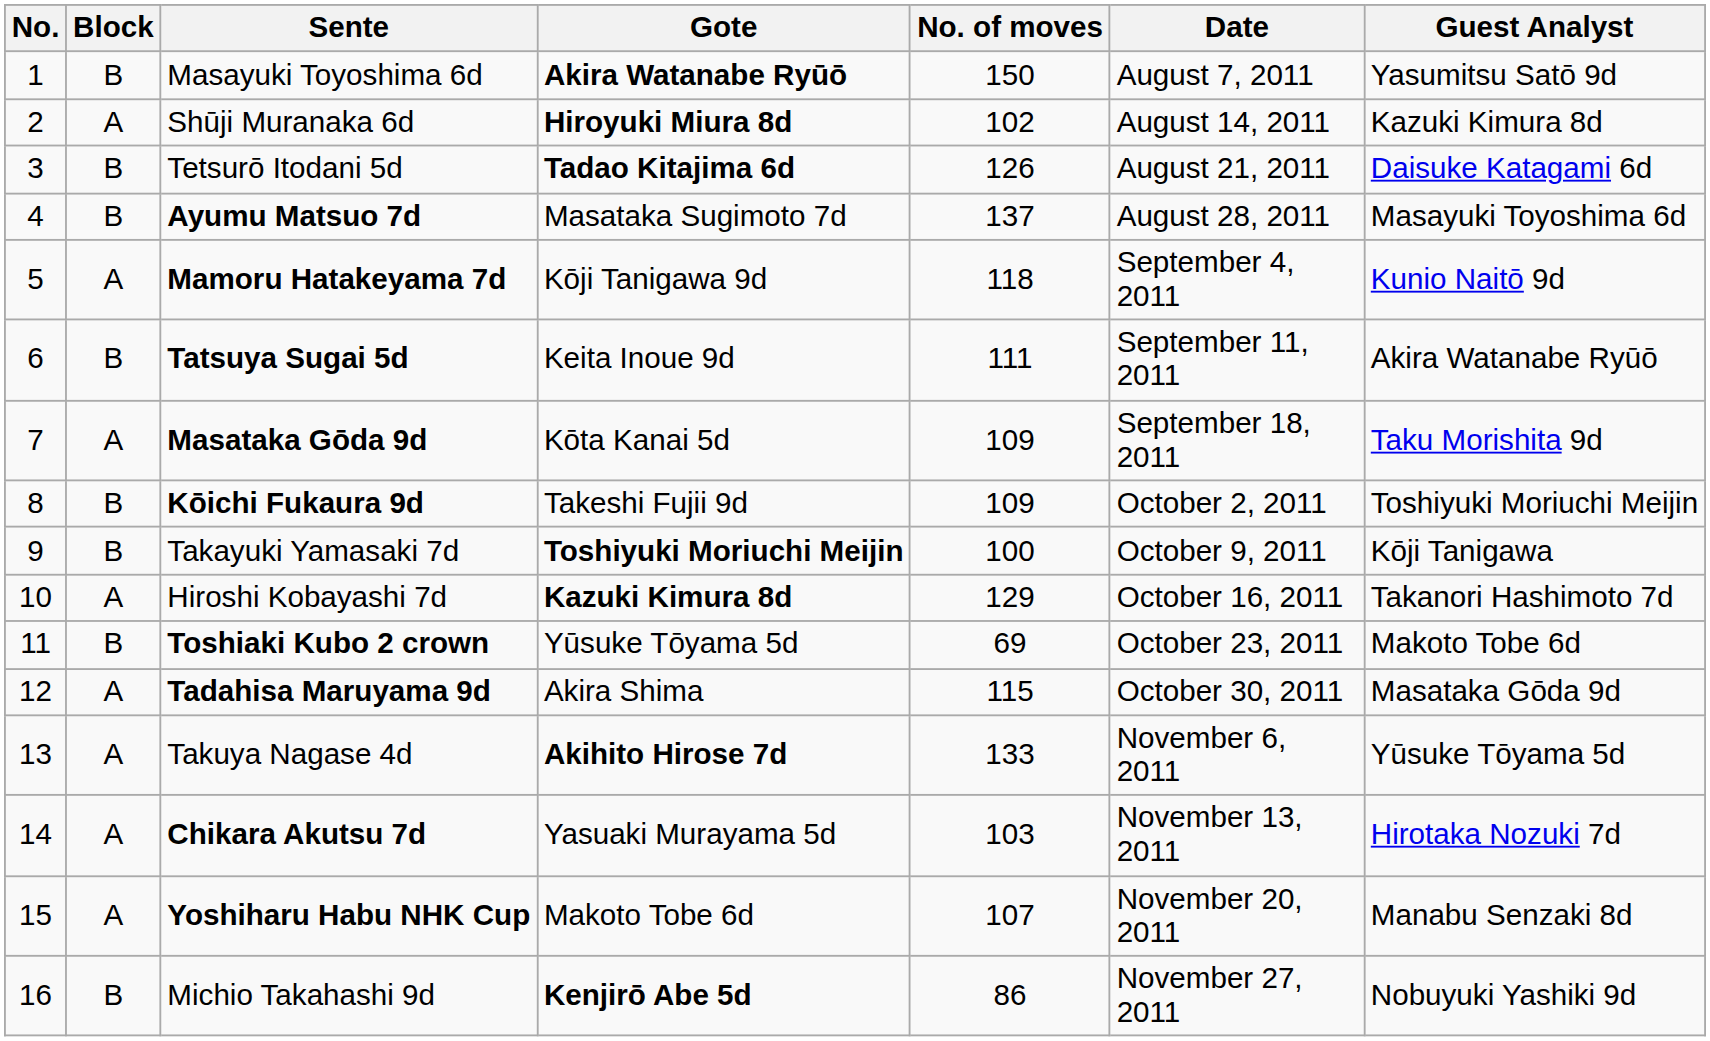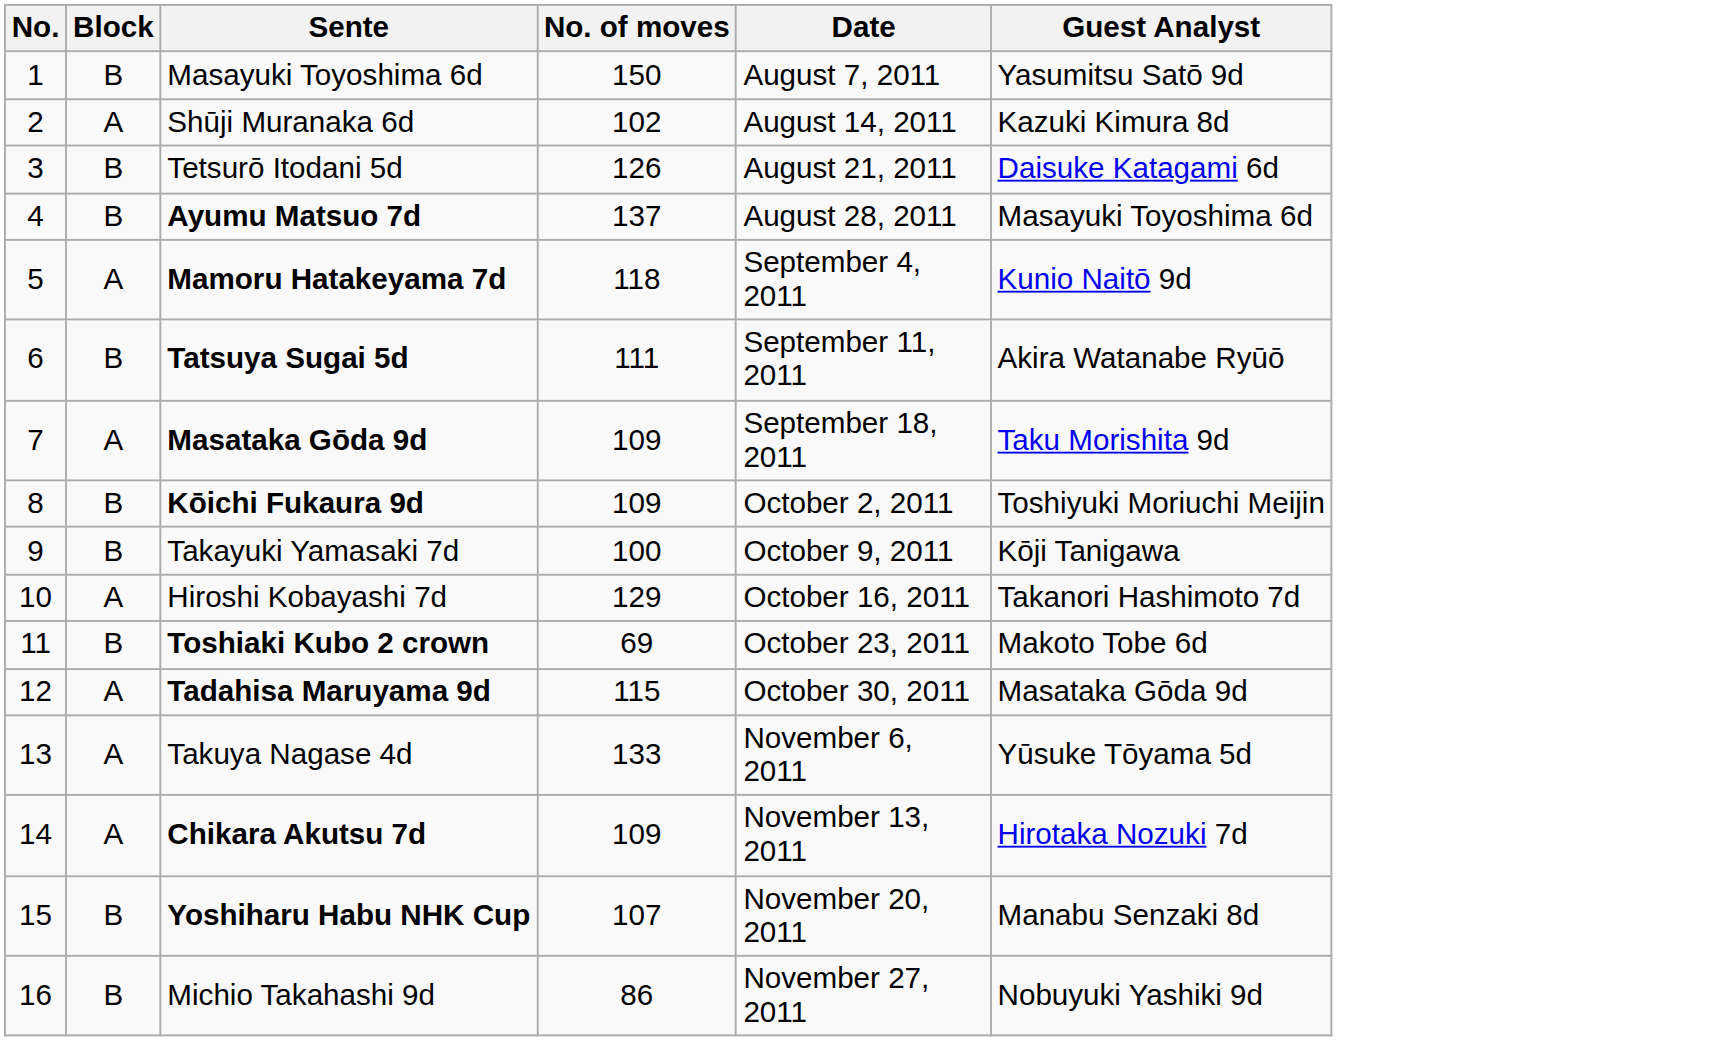- column: (724, 27)
(1010, 835) 103 -> (637, 835) 109
(113, 915) A -> (113, 915) B
